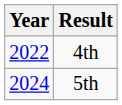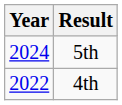rows swapped: (86, 52) <-> (86, 83)
